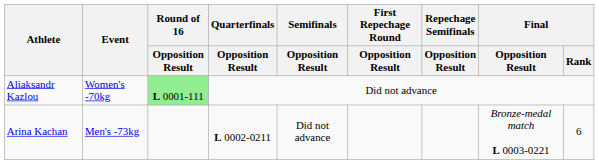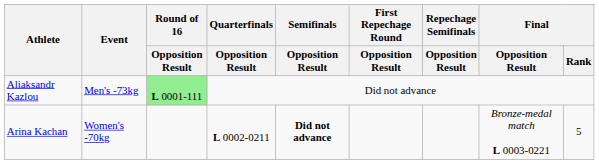(105, 90) Women's -70kg -> (111, 90) Men's -73kg
(112, 132) Men's -73kg -> (104, 132) Women's -70kg
(312, 132) normal -> (312, 132) bold
(579, 132) 6 -> (579, 132) 5
